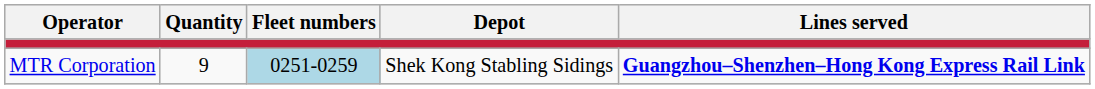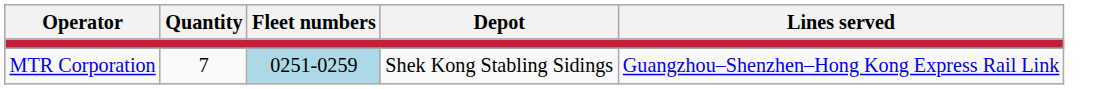(204, 65) 9 -> (204, 65) 7
(854, 65) bold -> (841, 65) normal
